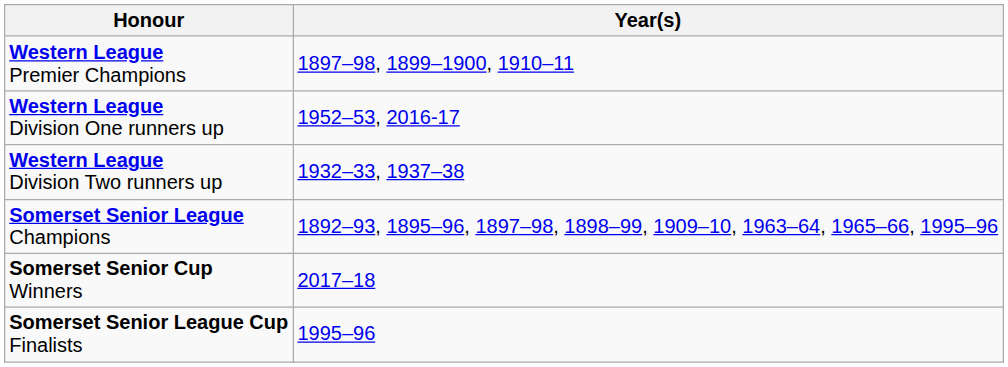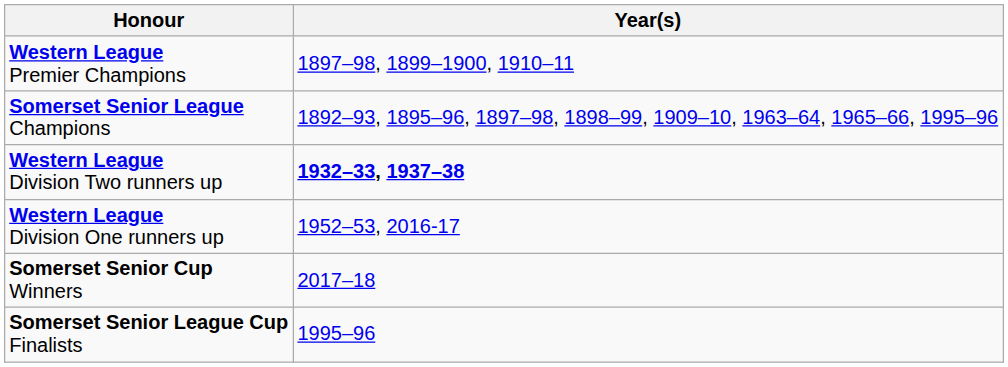rows swapped: (117, 117) <-> (126, 225)
(381, 171) normal -> (381, 171) bold
